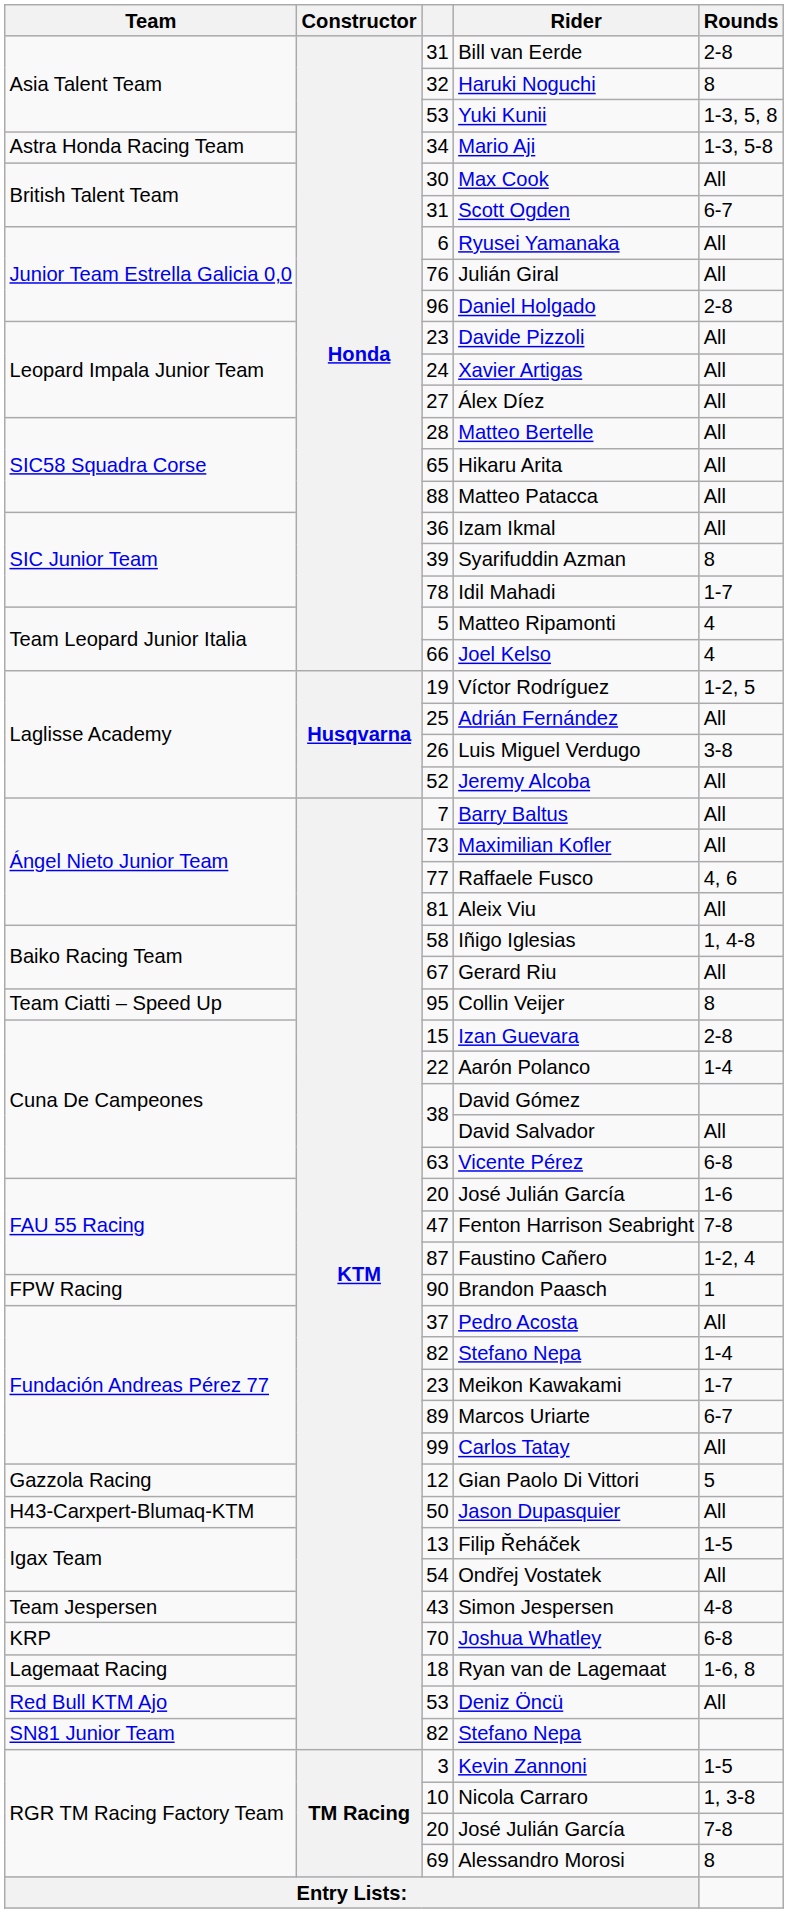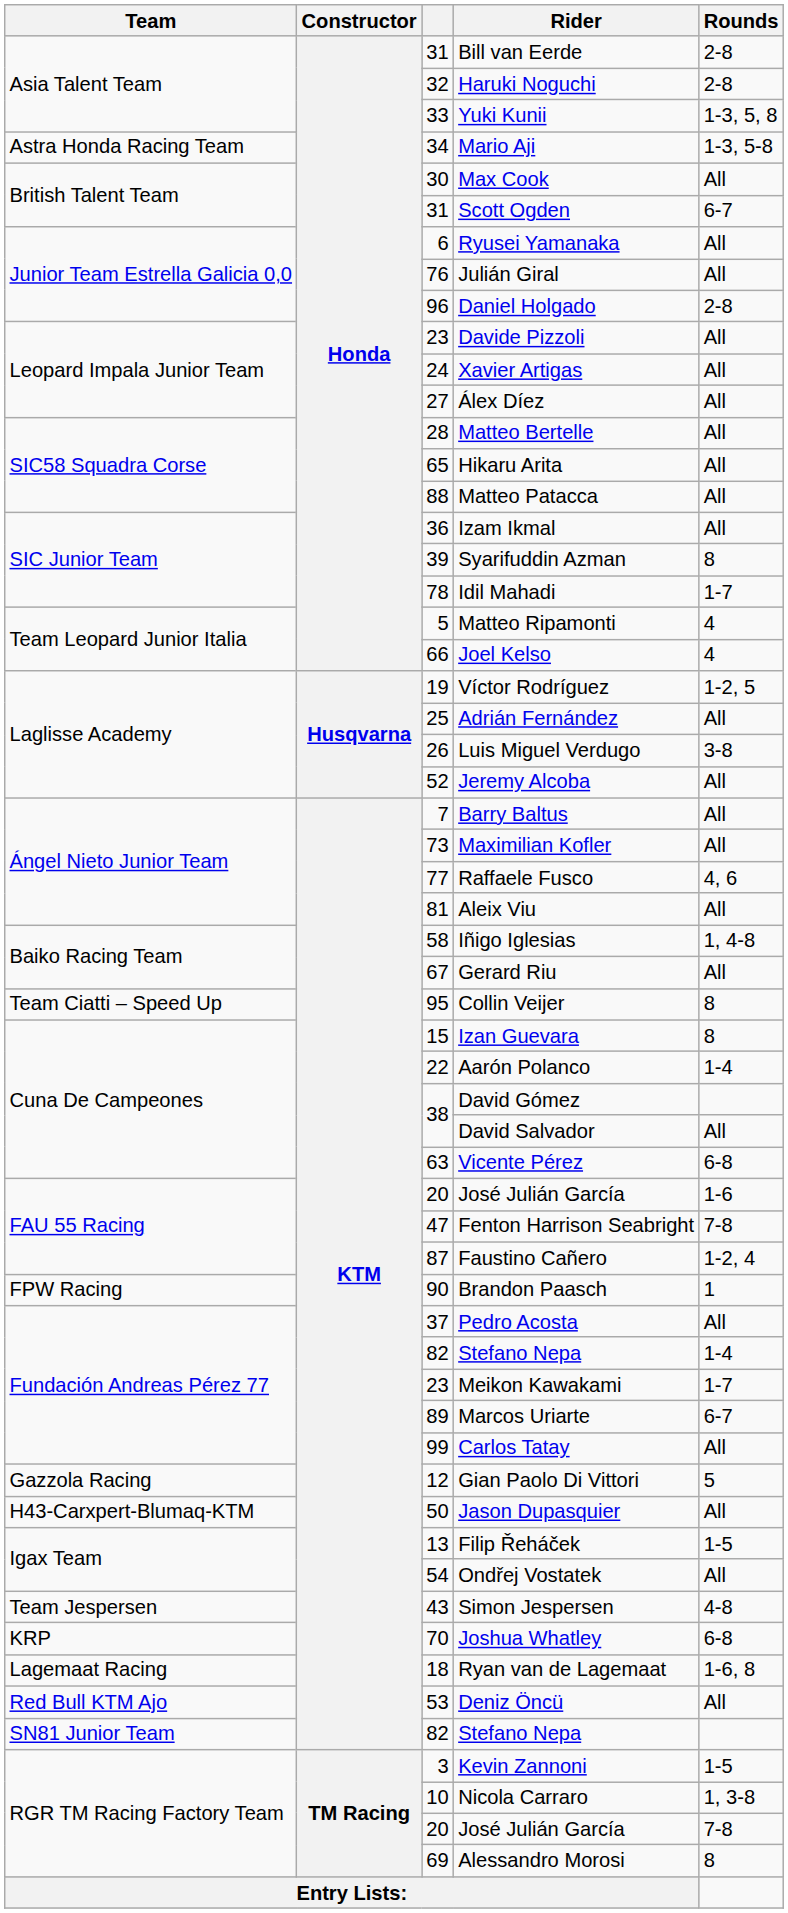(709, 84) 8 -> (718, 84) 2-8
(437, 115) 53 -> (437, 115) 33
(718, 1035) 2-8 -> (709, 1035) 8
